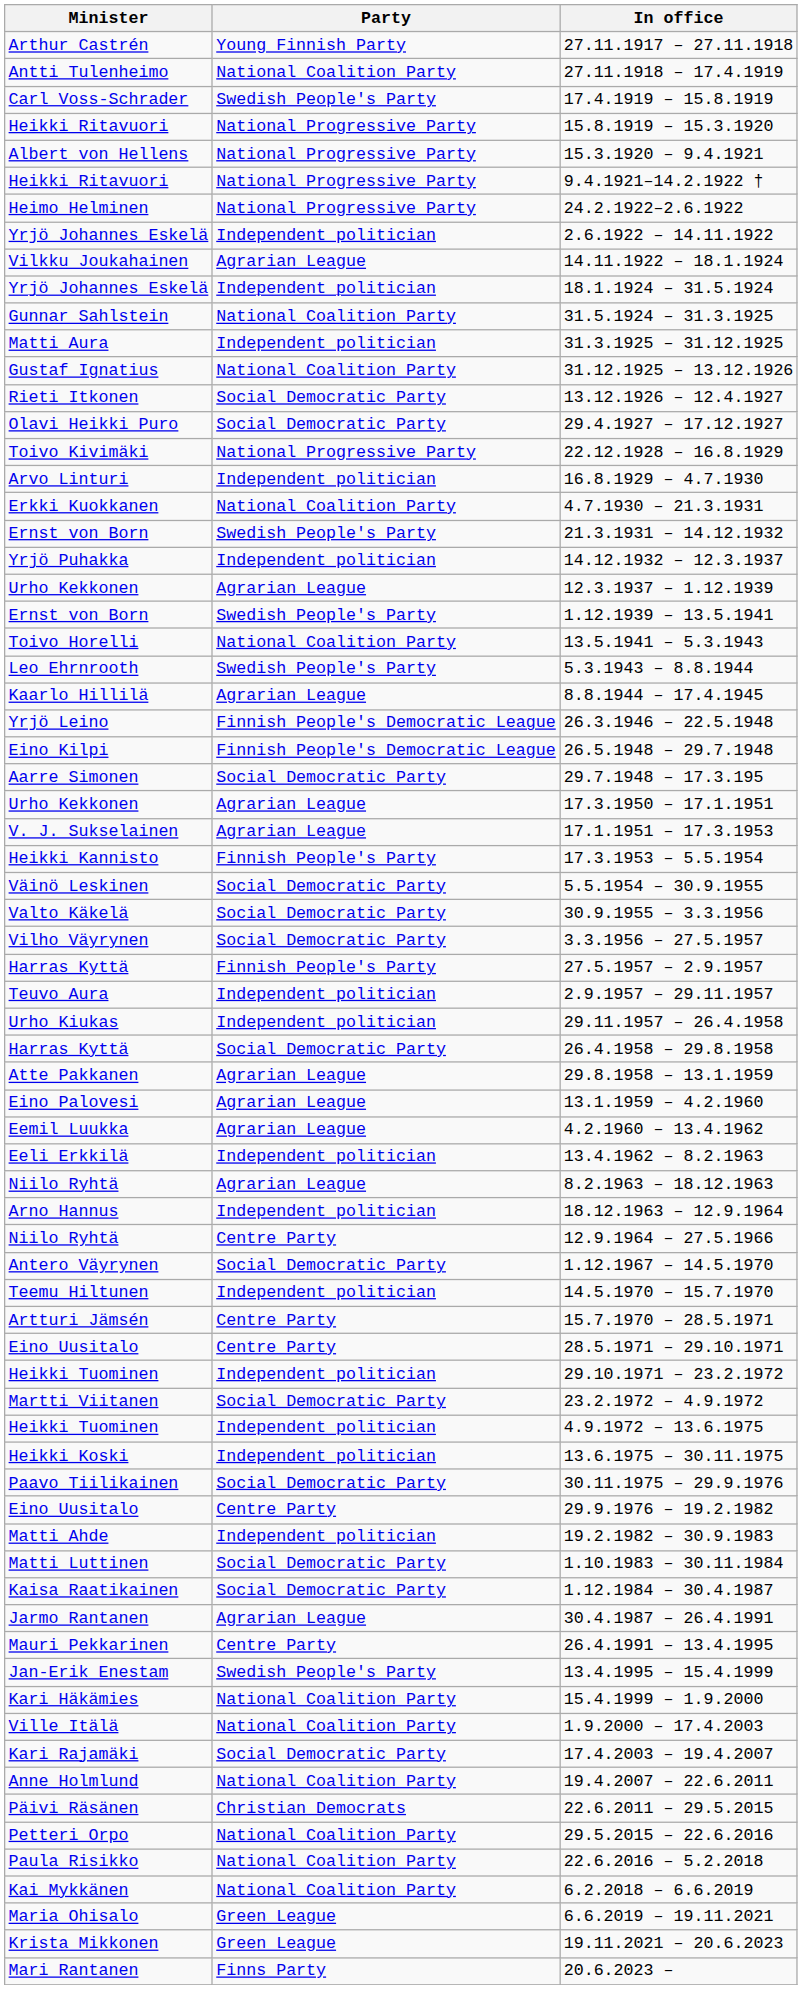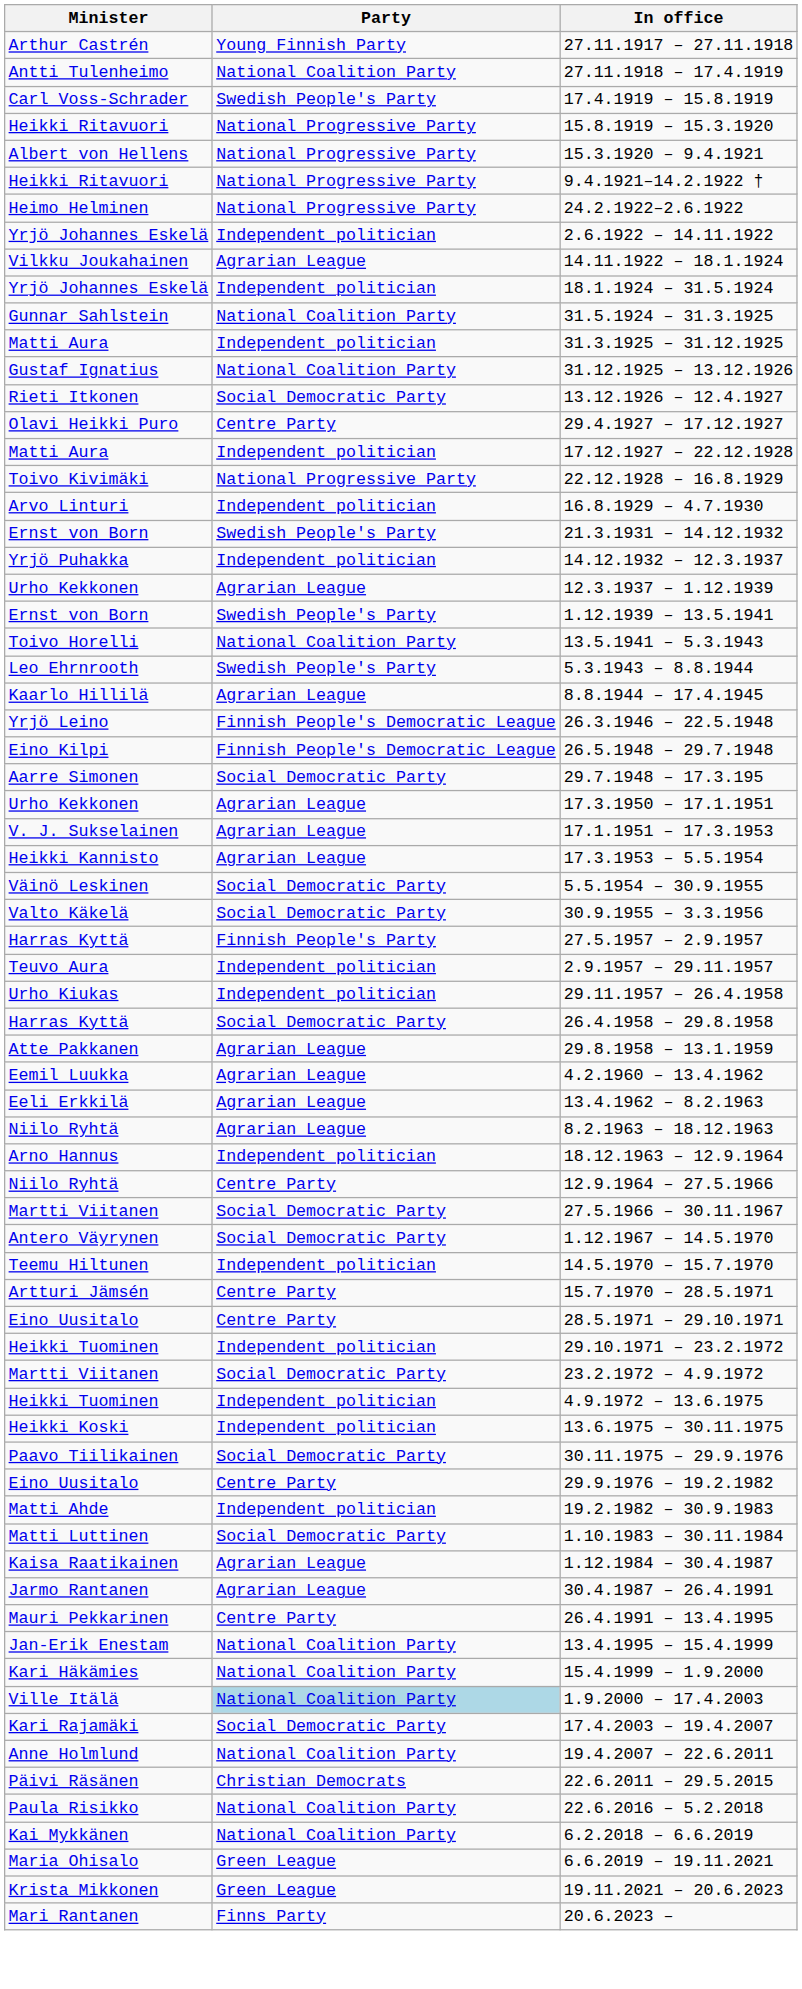(331, 425) Social Democratic Party -> (276, 425) Centre Party
+ row: (679, 452)
- row: (664, 506)
(326, 859) Finnish People's Party -> (291, 859) Agrarian League
- row: (664, 940)
- row: (664, 1103)
(326, 1157) Independent politician -> (291, 1103) Agrarian League
+ row: (674, 1211)
(331, 1591) Social Democratic Party -> (291, 1564) Agrarian League
(326, 1673) Swedish People's Party -> (336, 1645) National Coalition Party
(336, 1727) no background -> (336, 1700) lightblue background
- row: (669, 1835)
